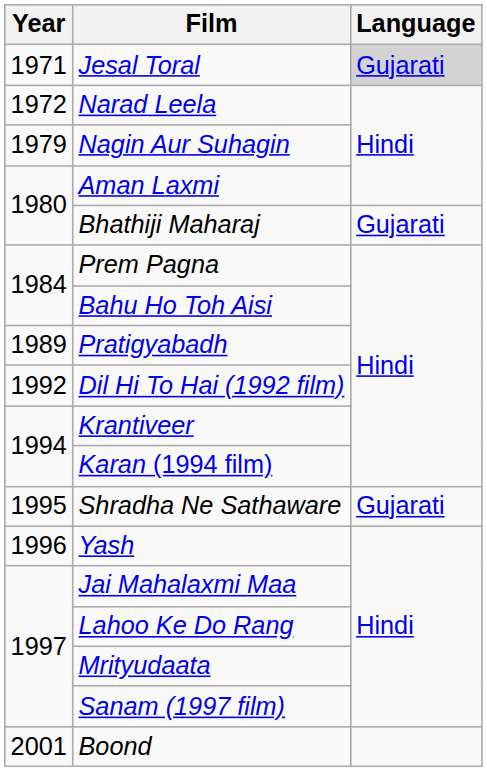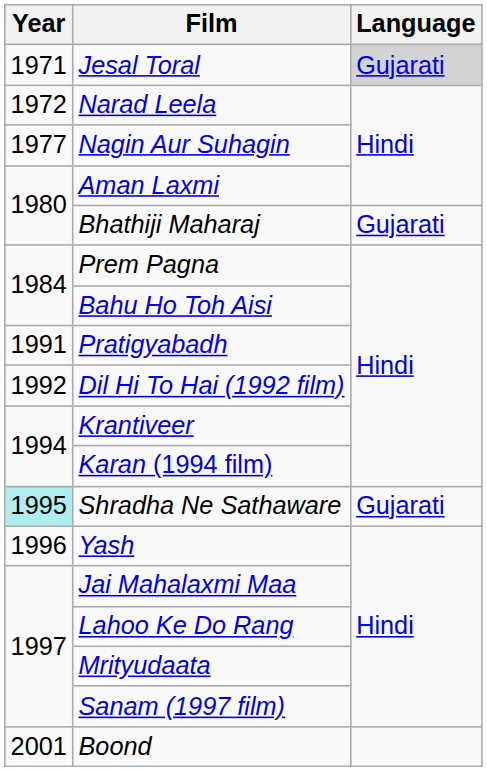(39, 144) 1979 -> (39, 144) 1977
(39, 345) 1989 -> (39, 345) 1991
(39, 505) no background -> (39, 505) paleturquoise background
